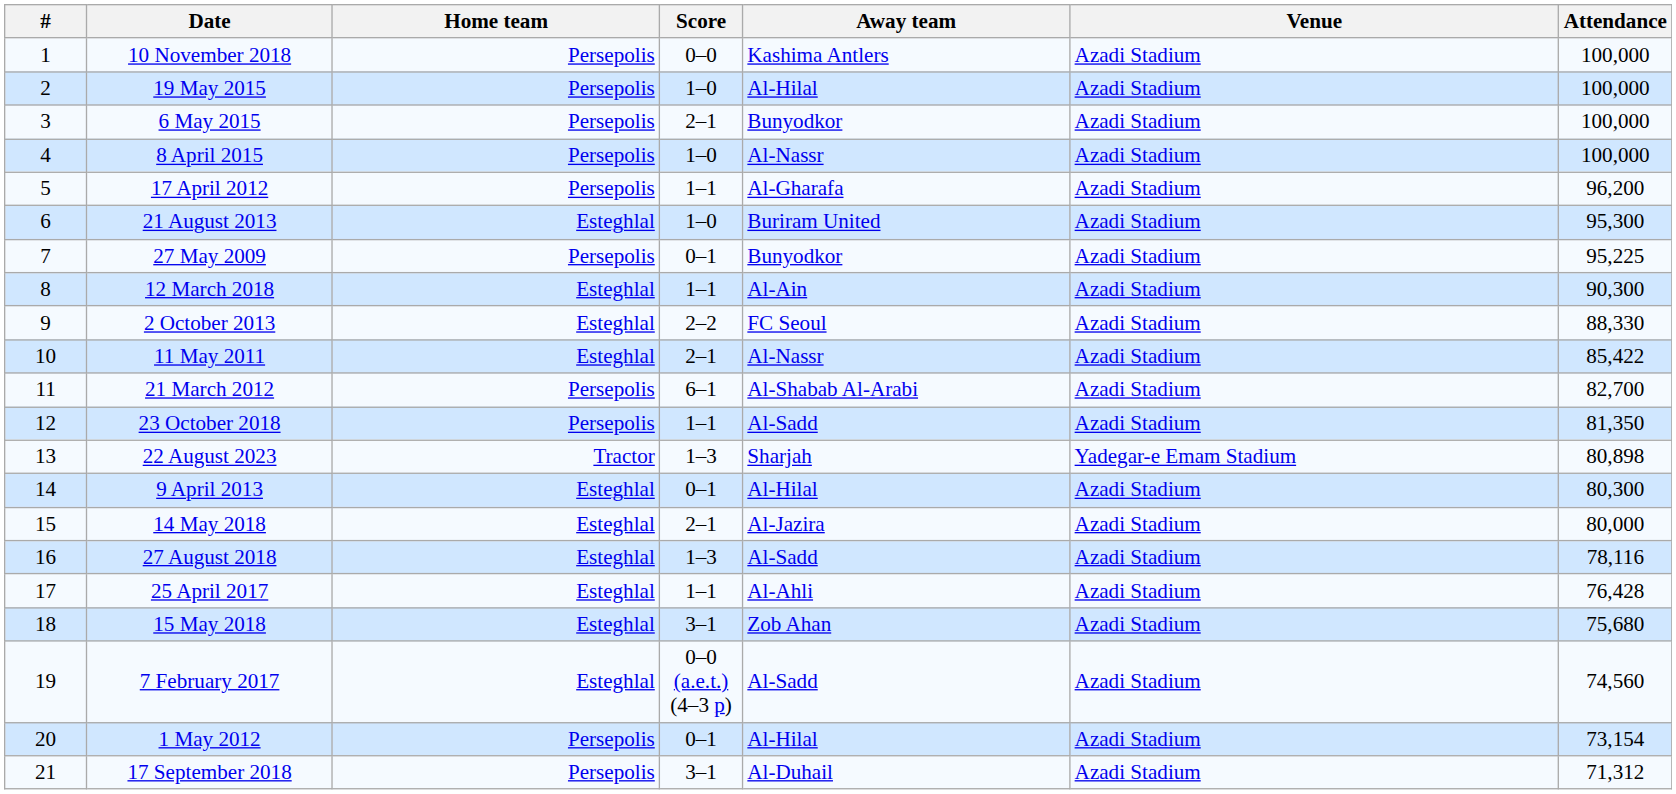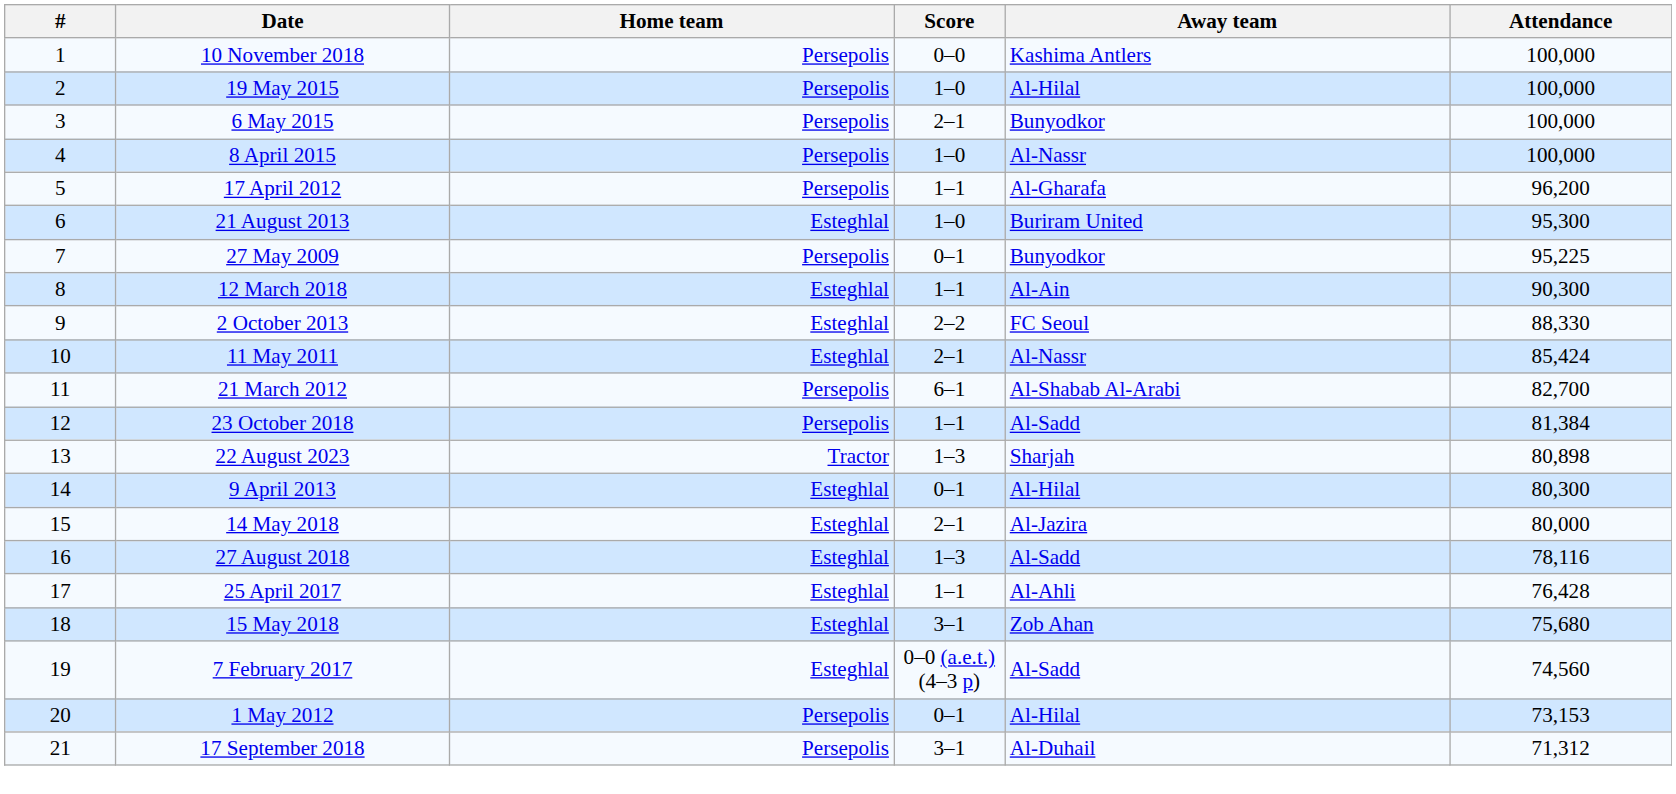- column: (1314, 21)
(1615, 356) 85,422 -> (1561, 356) 85,424
(1615, 423) 81,350 -> (1561, 423) 81,384
(1615, 738) 73,154 -> (1561, 714) 73,153
